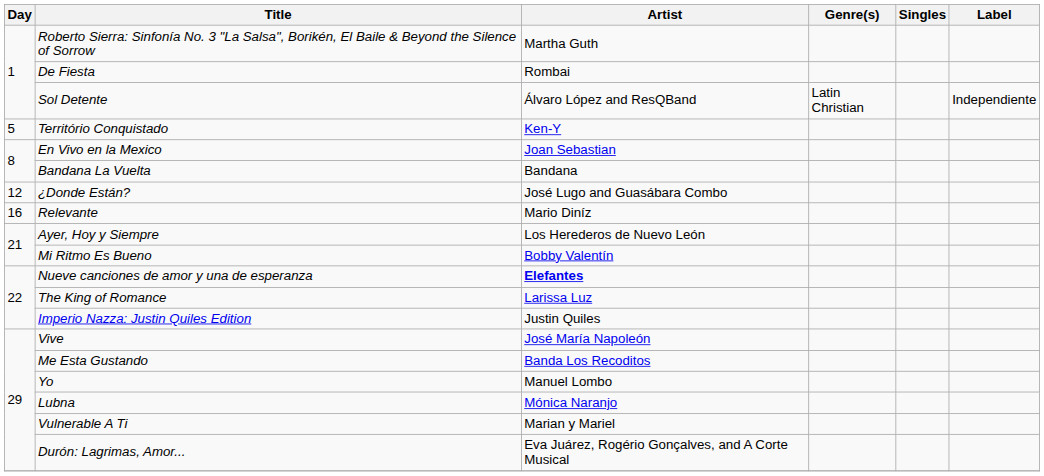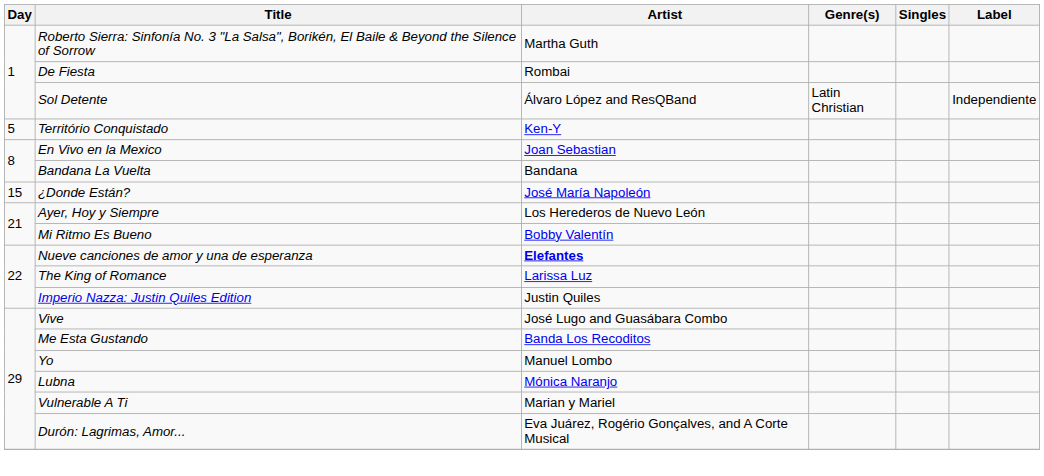(15, 192) 12 -> (15, 192) 15
(626, 192) José Lugo and Guasábara Combo -> (587, 192) José María Napoleón
- row: (68, 213)
(587, 339) José María Napoleón -> (626, 318) José Lugo and Guasábara Combo
